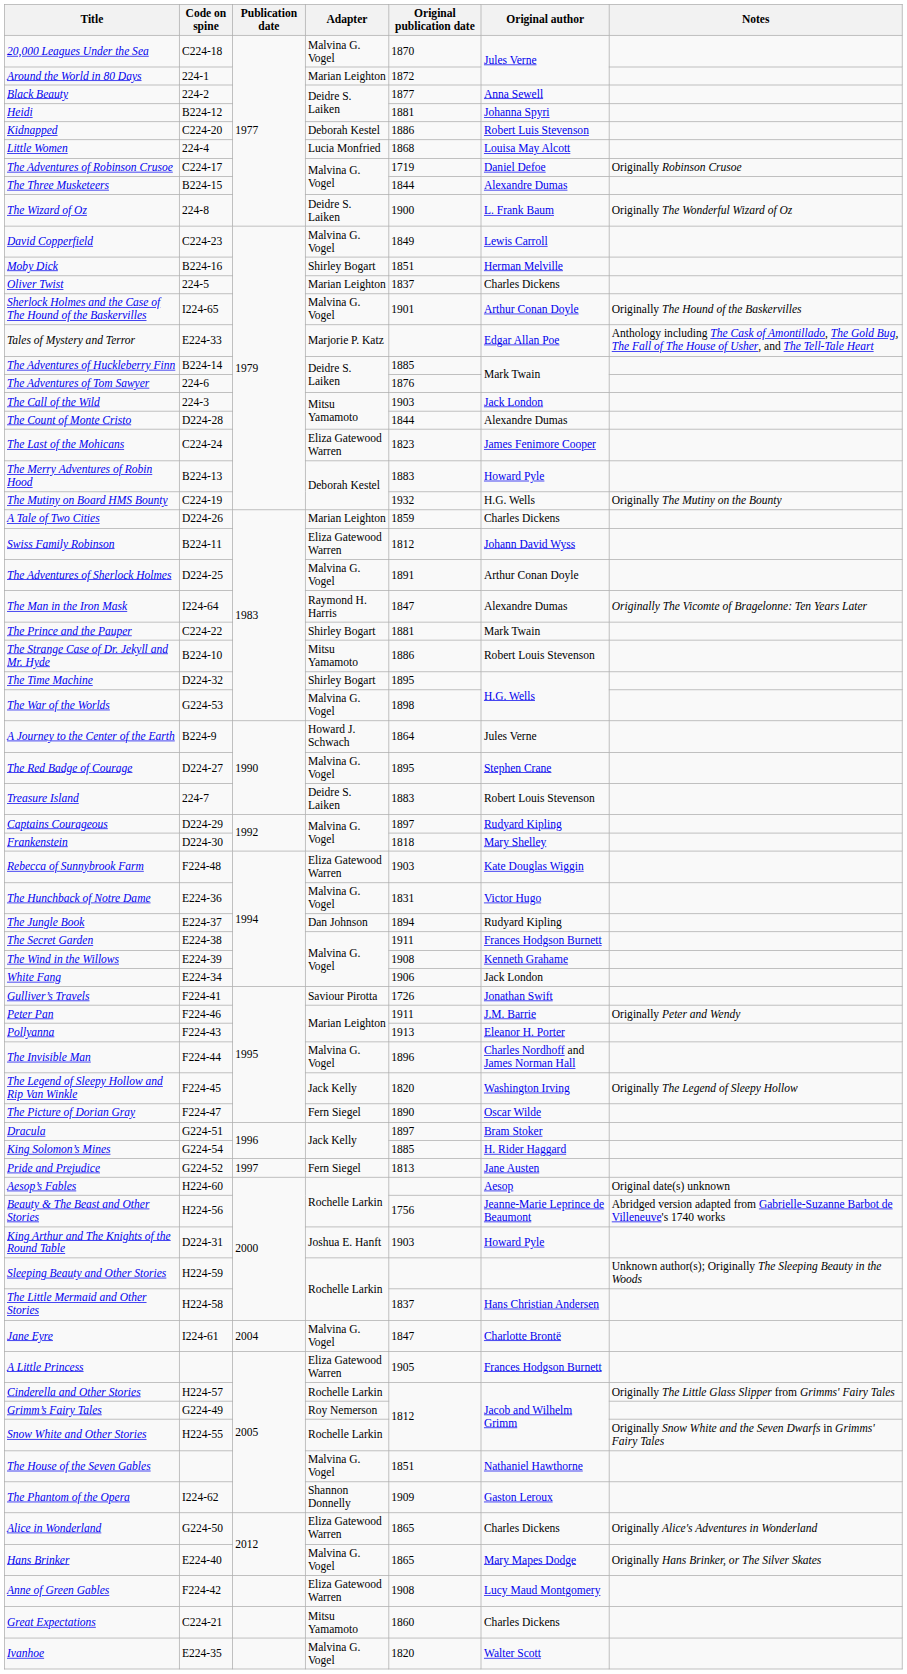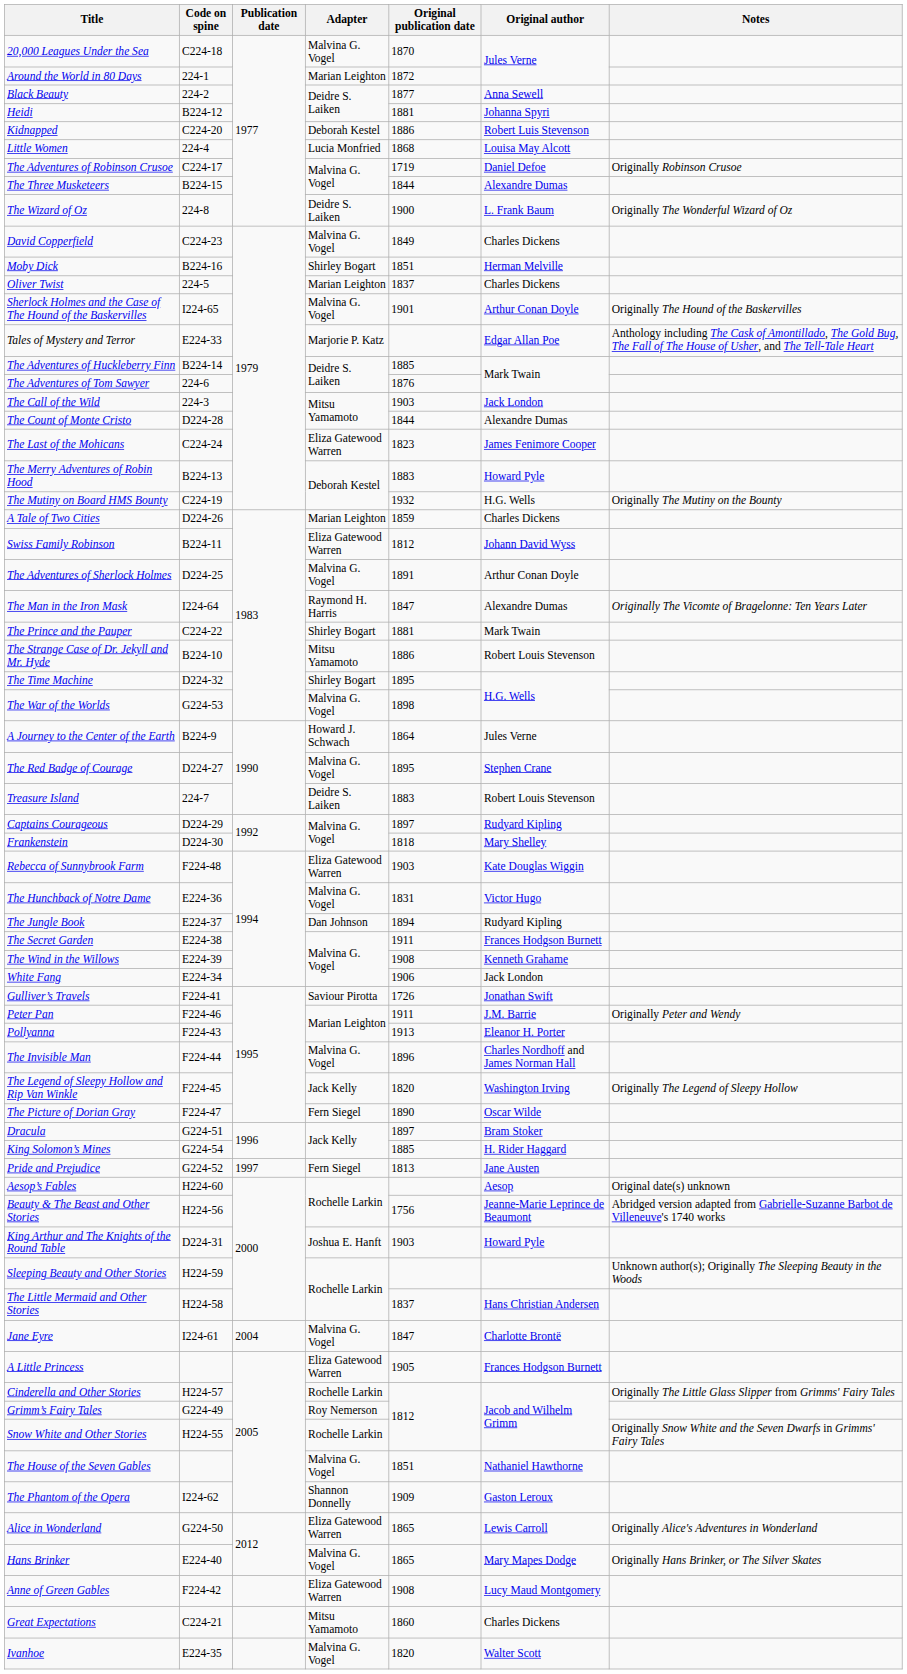(516, 241) Lewis Carroll -> (522, 241) Charles Dickens
(522, 1528) Charles Dickens -> (516, 1528) Lewis Carroll
